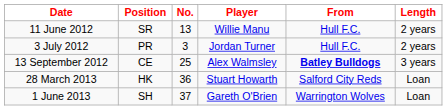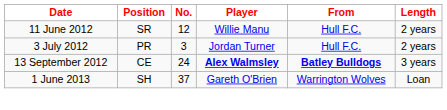(185, 29) 13 -> (184, 29) 12
(185, 63) 25 -> (184, 63) 24
(242, 63) normal -> (242, 63) bold
- row: (61, 79)
